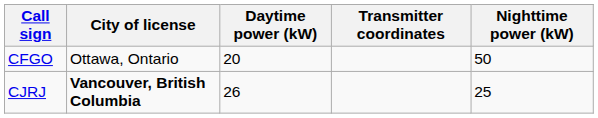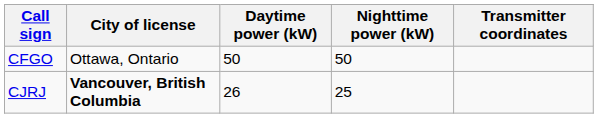columns swapped: (532, 25) <-> (401, 25)
(232, 58) 20 -> (232, 58) 50
